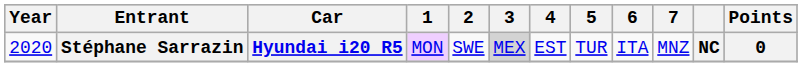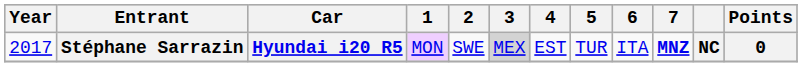(31, 47) 2020 -> (31, 47) 2017
(673, 47) normal -> (673, 47) bold
